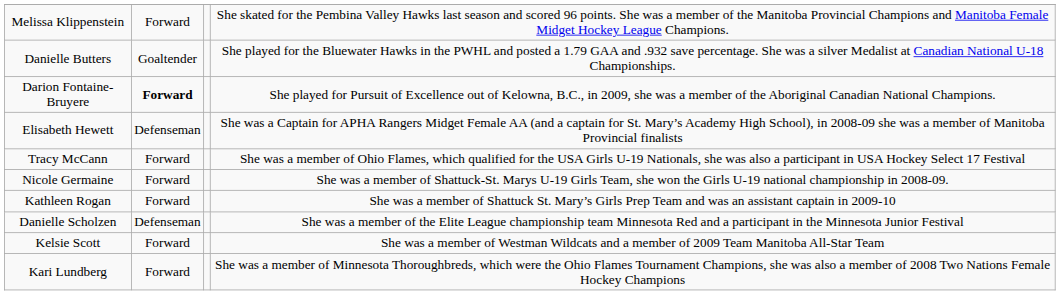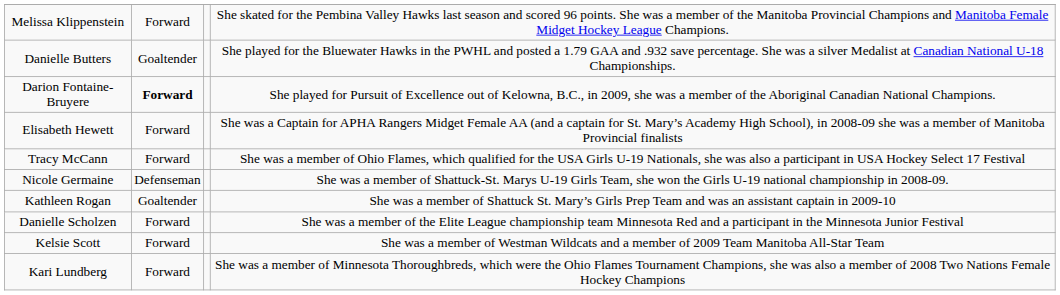(167, 130) Defenseman -> (167, 130) Forward
(167, 180) Forward -> (167, 180) Defenseman
(167, 201) Forward -> (167, 201) Goaltender
(167, 222) Defenseman -> (167, 222) Forward
